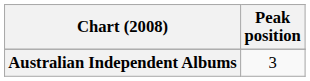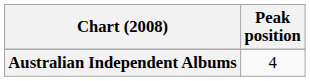(273, 62) 3 -> (273, 62) 4
